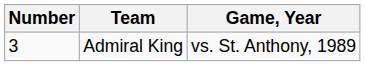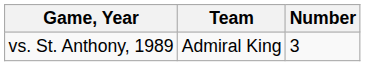columns swapped: (42, 18) <-> (274, 18)
